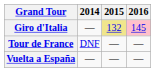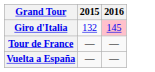- column: (90, 12)
(114, 28) khaki background -> (90, 28) no background
